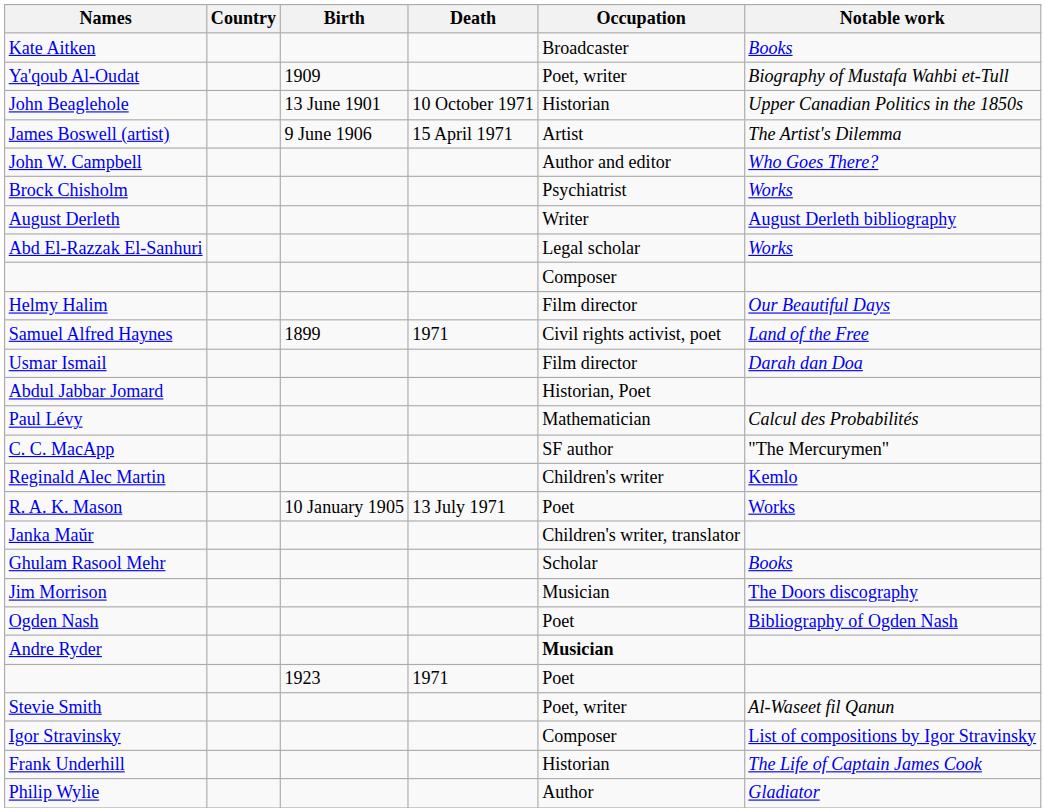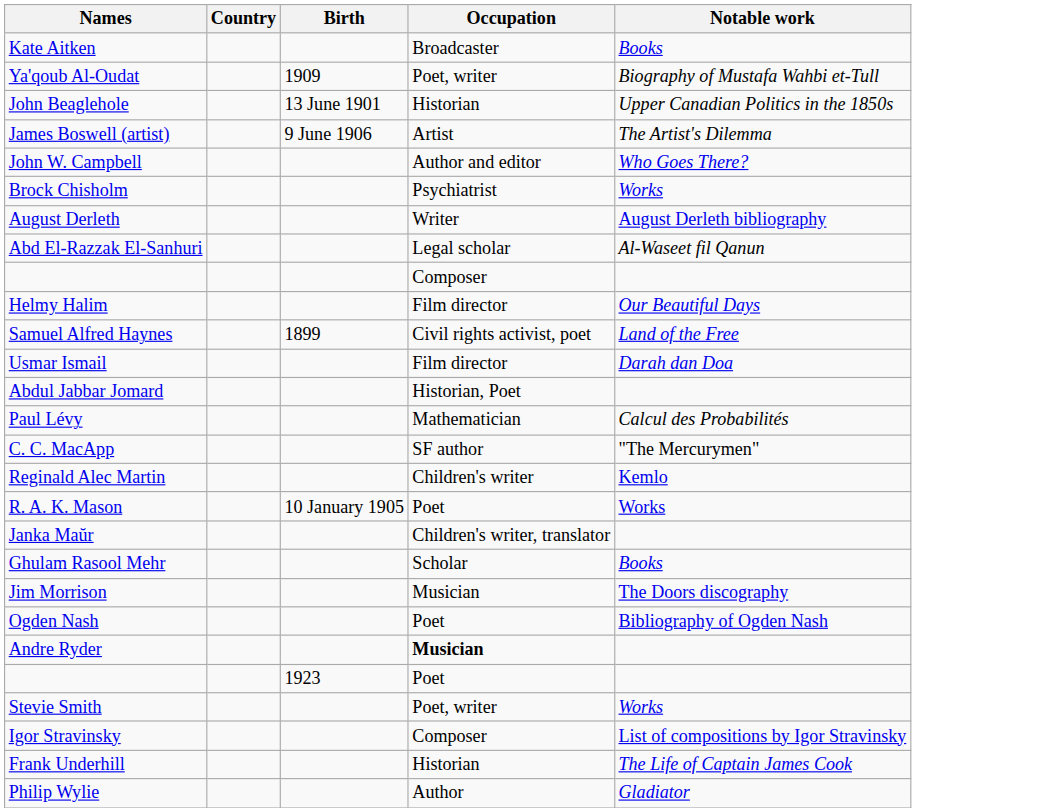- column: (473, 18)
(771, 248) Works -> (692, 248) Al-Waseet fil Qanun
(821, 707) Al-Waseet fil Qanun -> (641, 707) Works
